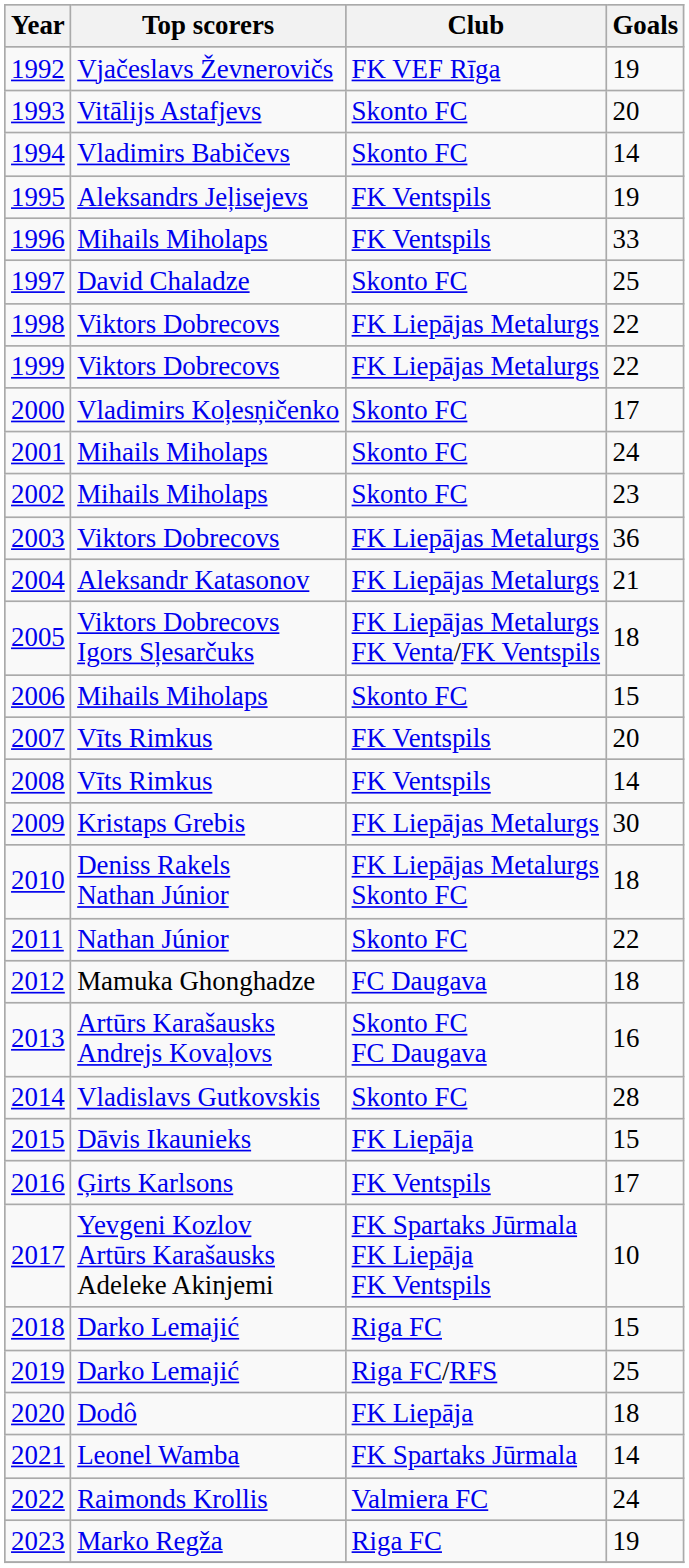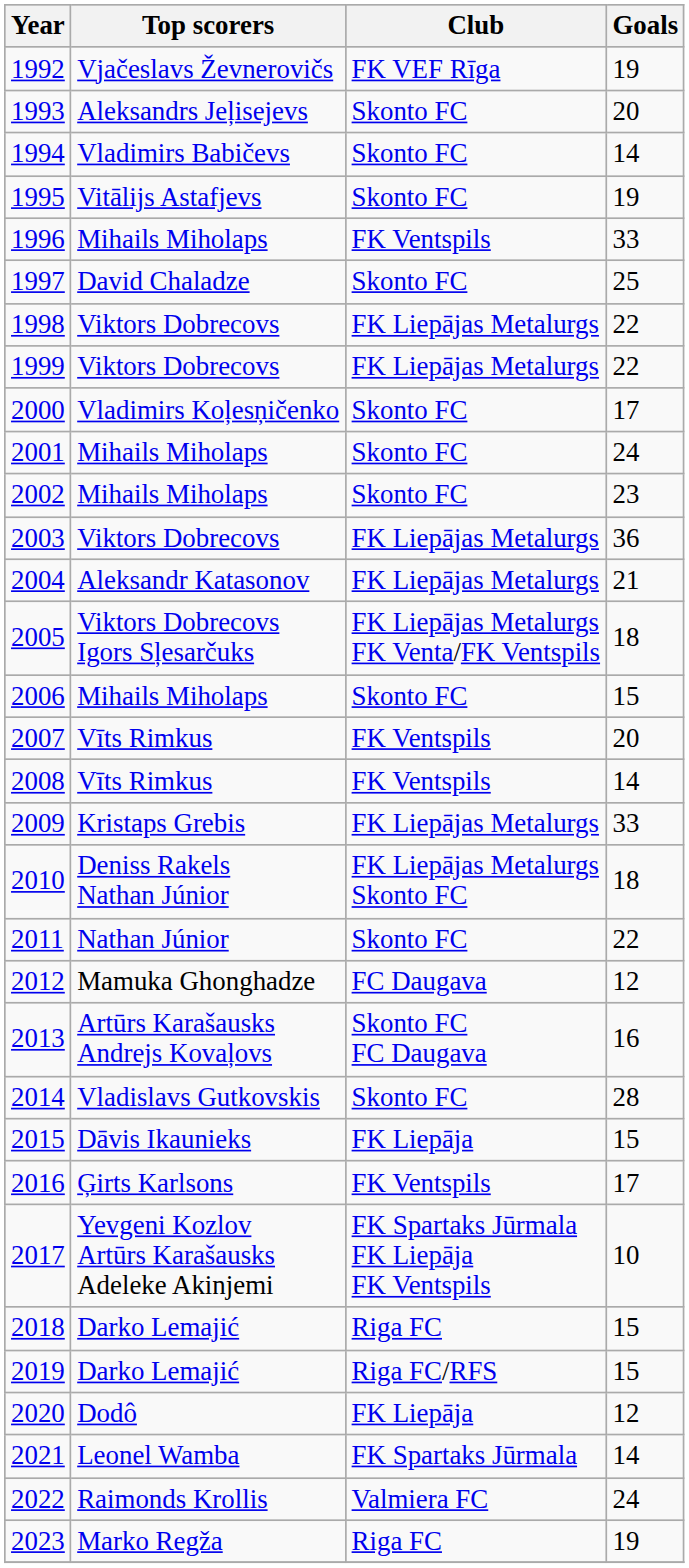(169, 111) Vitālijs Astafjevs -> (193, 111) Aleksandrs Jeļisejevs
(193, 196) Aleksandrs Jeļisejevs -> (169, 196) Vitālijs Astafjevs
(421, 196) FK Ventspils -> (409, 196) Skonto FC
(626, 823) 30 -> (626, 823) 33
(626, 981) 18 -> (626, 981) 12
(626, 1370) 25 -> (626, 1370) 15
(626, 1413) 18 -> (626, 1413) 12
